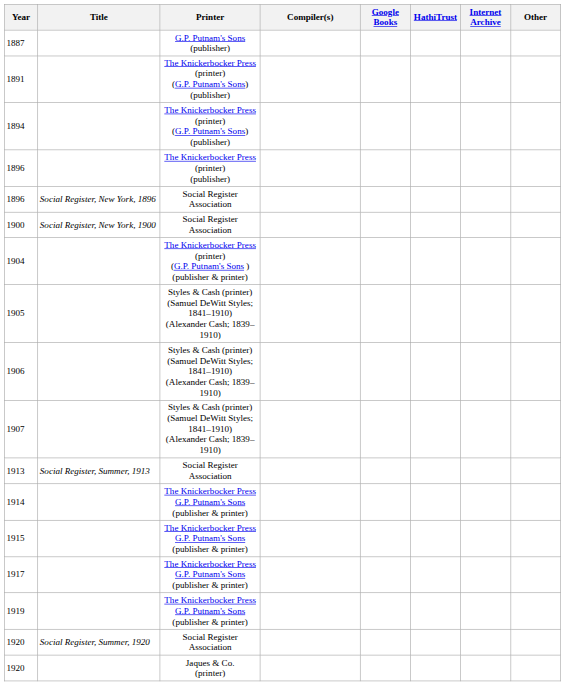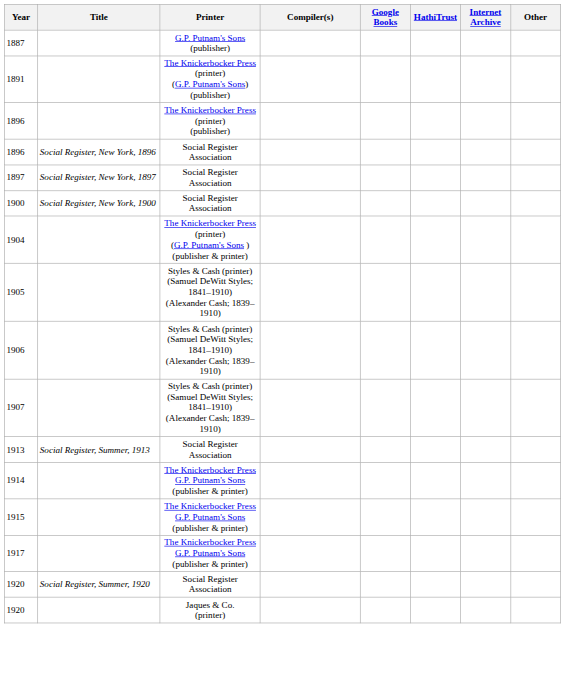- row: (16, 126)
+ row: (16, 178)
- row: (16, 611)
